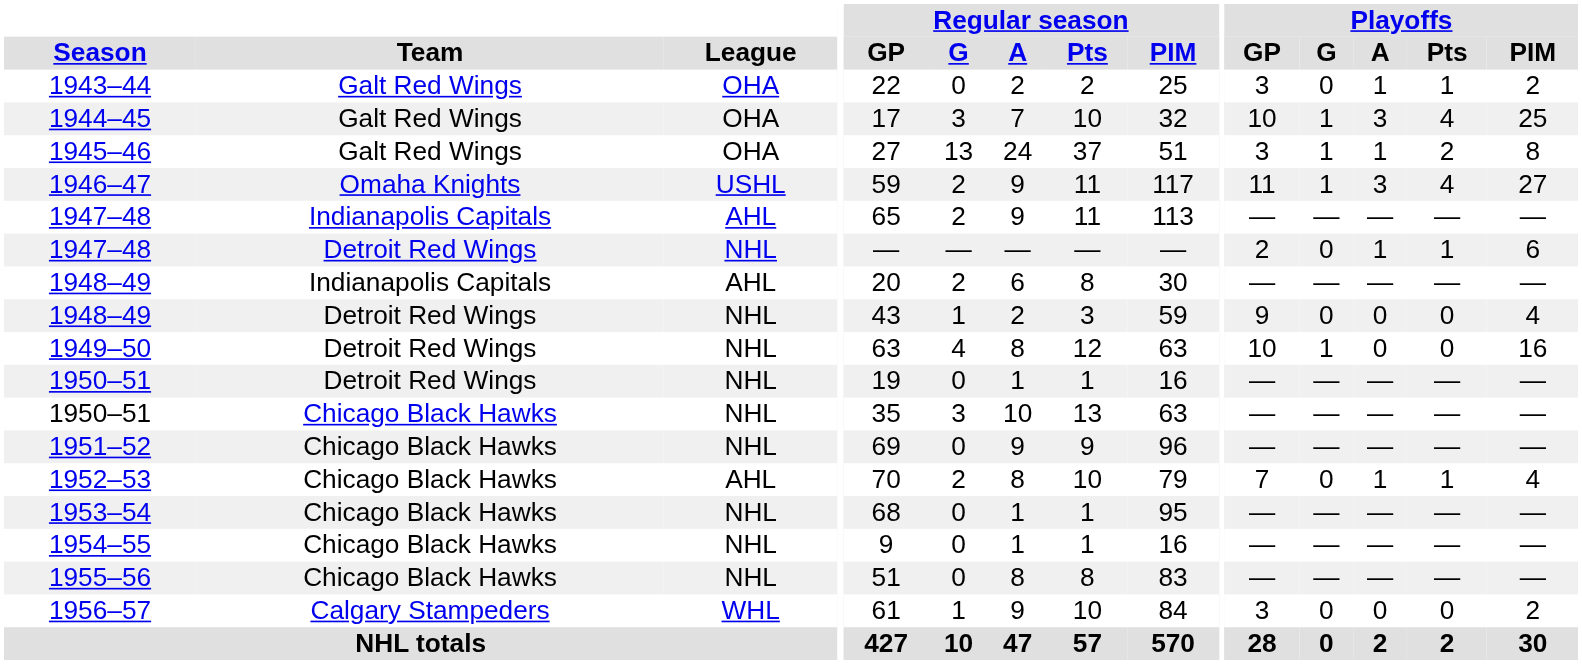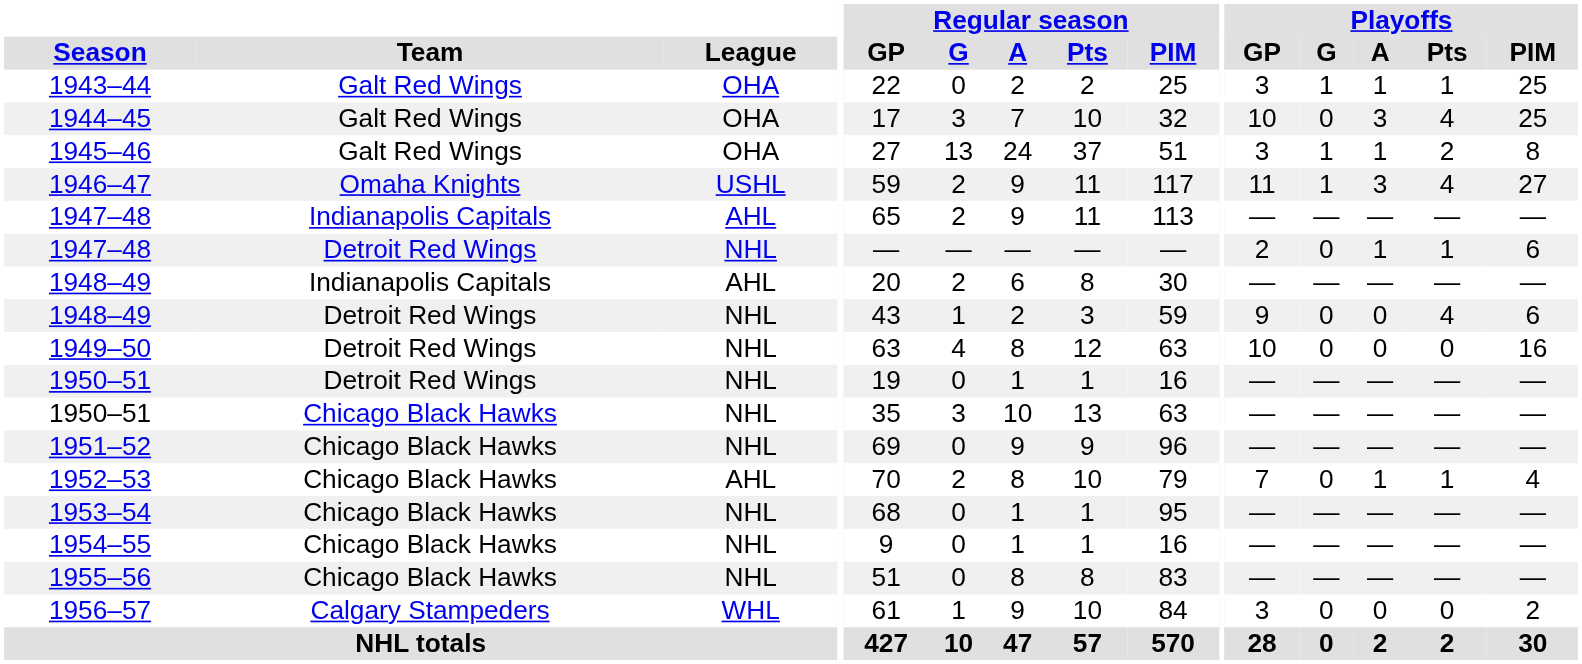(1326, 85) 0 -> (1326, 85) 1
(1533, 85) 2 -> (1533, 85) 25
(1326, 118) 1 -> (1326, 118) 0
(1447, 315) 0 -> (1447, 315) 4
(1533, 315) 4 -> (1533, 315) 6
(1326, 348) 1 -> (1326, 348) 0
